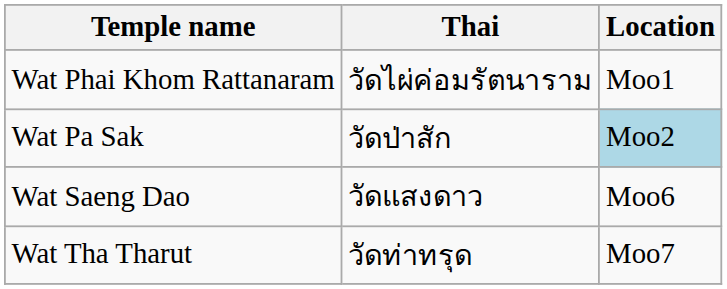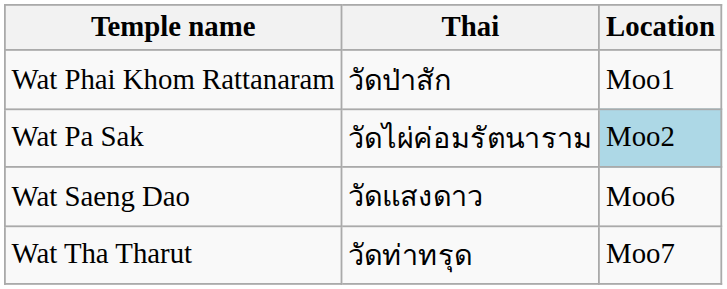(470, 80) วัดไผ่ค่อมรัตนาราม -> (400, 80) วัดป่าสัก
(400, 138) วัดป่าสัก -> (470, 138) วัดไผ่ค่อมรัตนาราม
